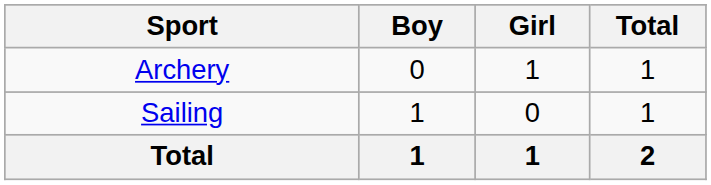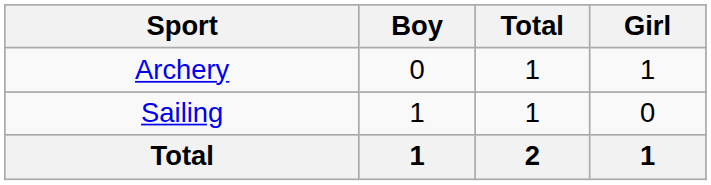columns swapped: (532, 26) <-> (647, 26)
